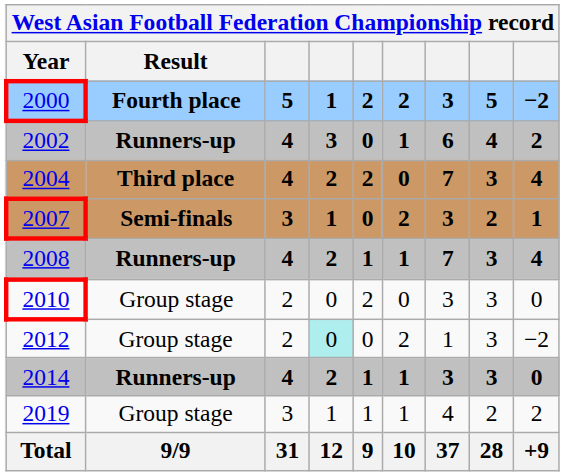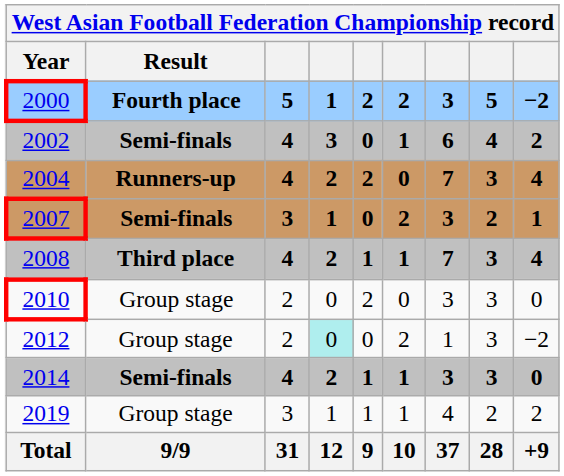(176, 140) Runners-up -> (176, 140) Semi-finals
(176, 178) Third place -> (176, 178) Runners-up
(176, 258) Runners-up -> (176, 258) Third place
(176, 376) Runners-up -> (176, 376) Semi-finals
